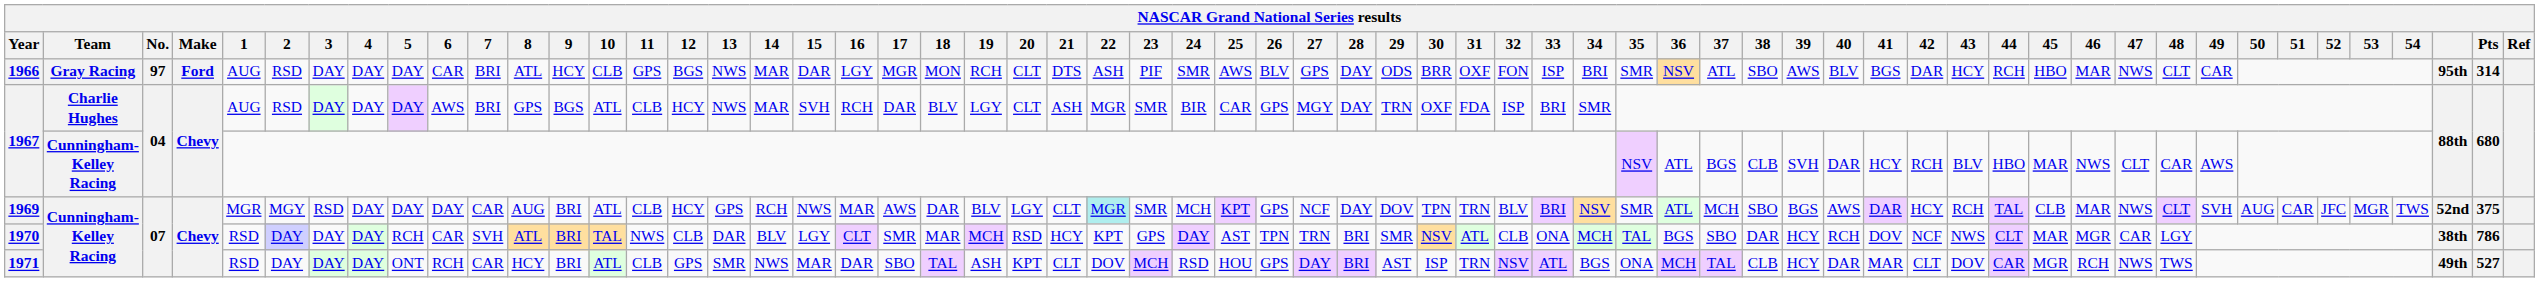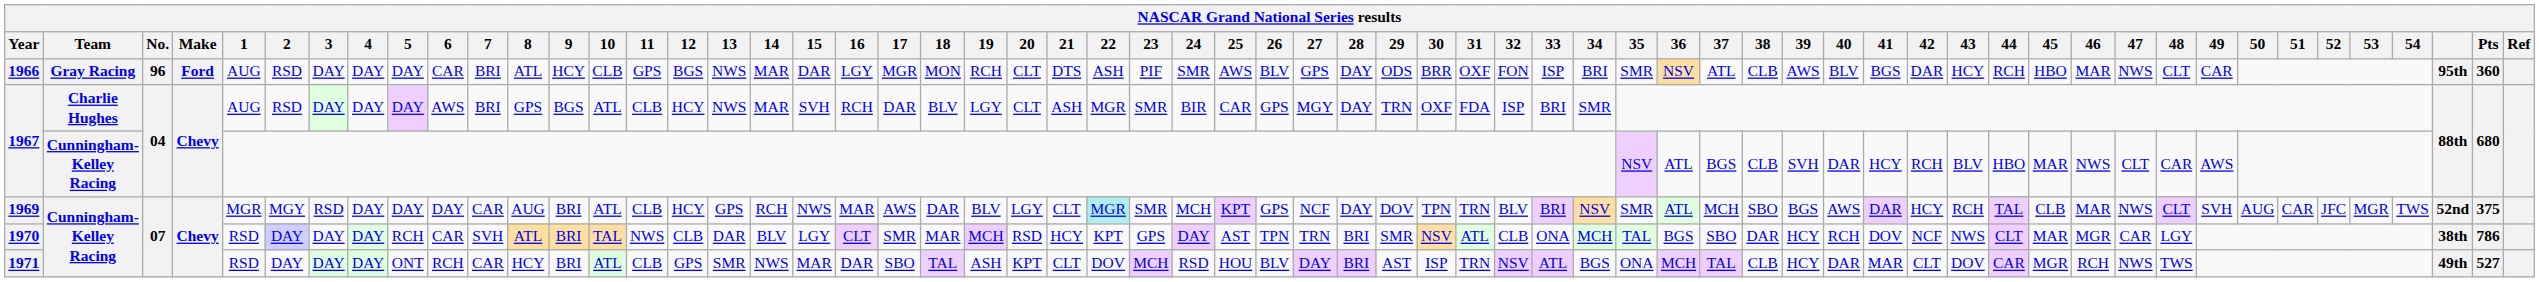(158, 71) 97 -> (158, 71) 96
(1763, 71) SBO -> (1763, 71) CLB
(2488, 71) 314 -> (2488, 71) 360
(1274, 263) GPS -> (1274, 263) BLV
